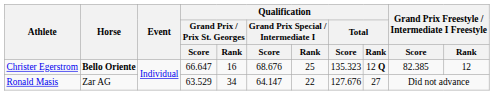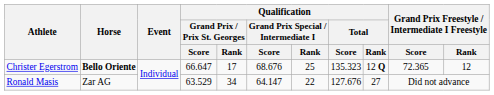(232, 67) 16 -> (232, 67) 17
(416, 67) 82.385 -> (416, 67) 72.365
